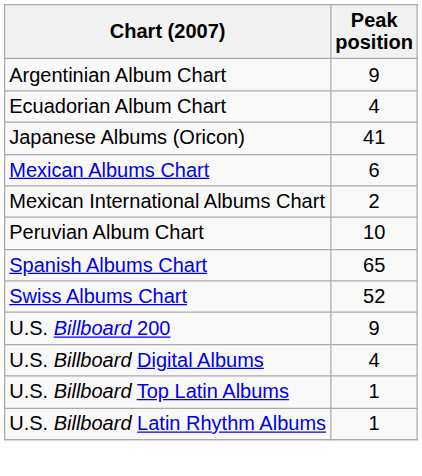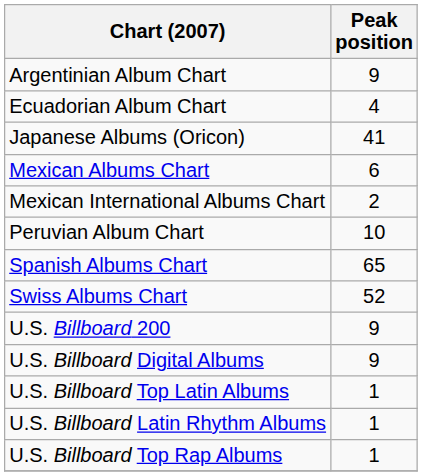(374, 360) 4 -> (374, 360) 9
+ row: (146, 455)
